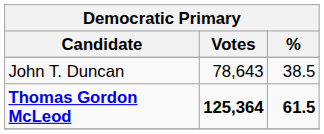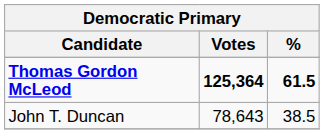rows swapped: (73, 107) <-> (66, 71)
